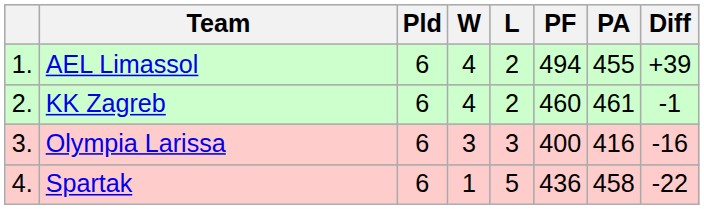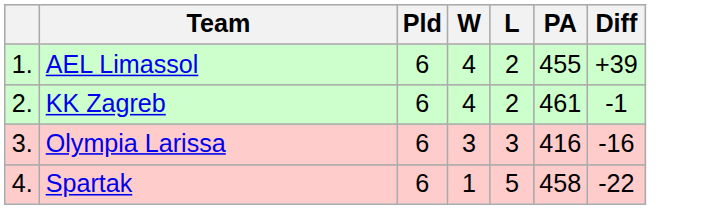- column: (560, 24)
